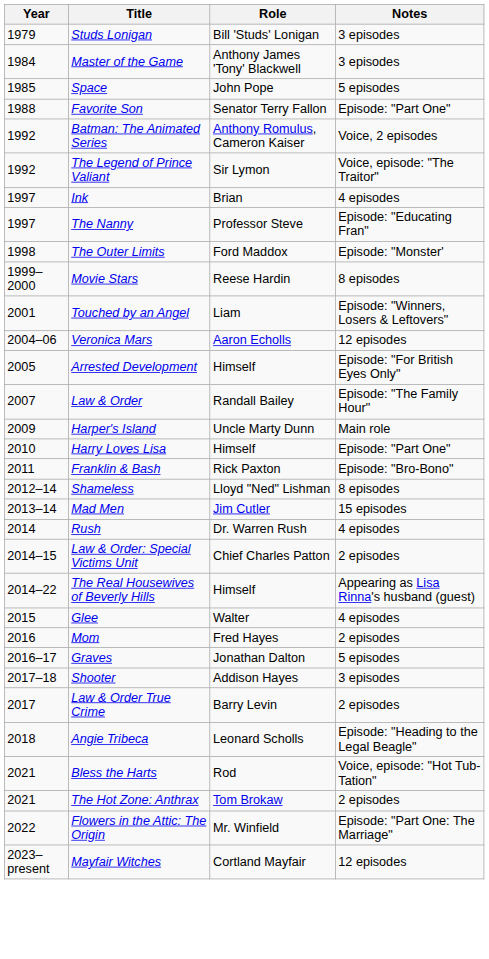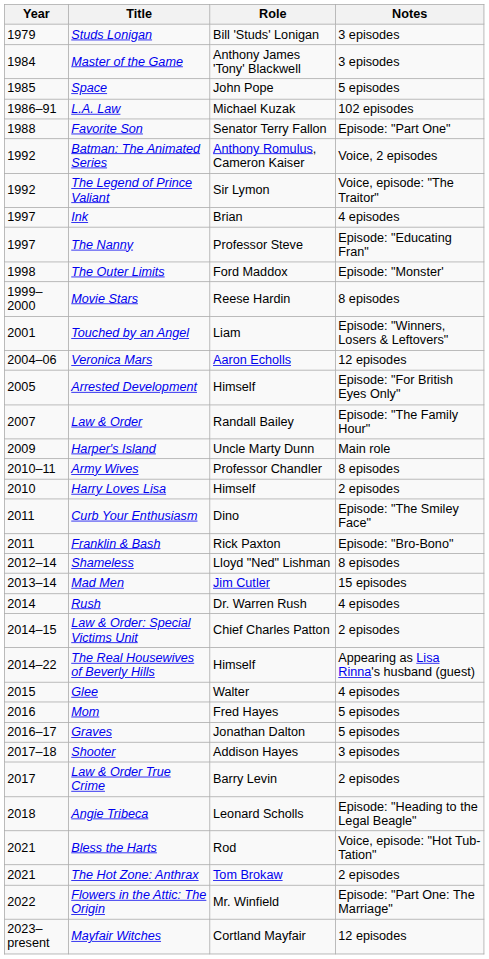+ row: (96, 108)
+ row: (105, 469)
(394, 449) Episode: "Part One" -> (369, 489) 2 episodes
+ row: (134, 516)
(369, 637) 2 episodes -> (369, 712) 5 episodes
